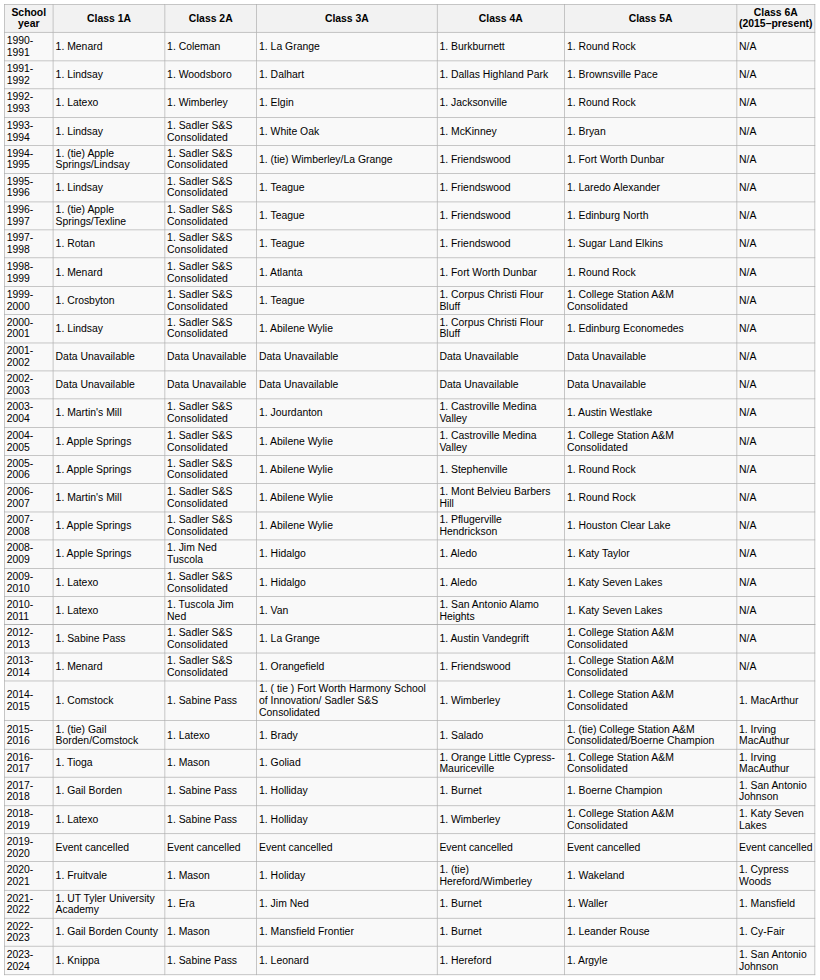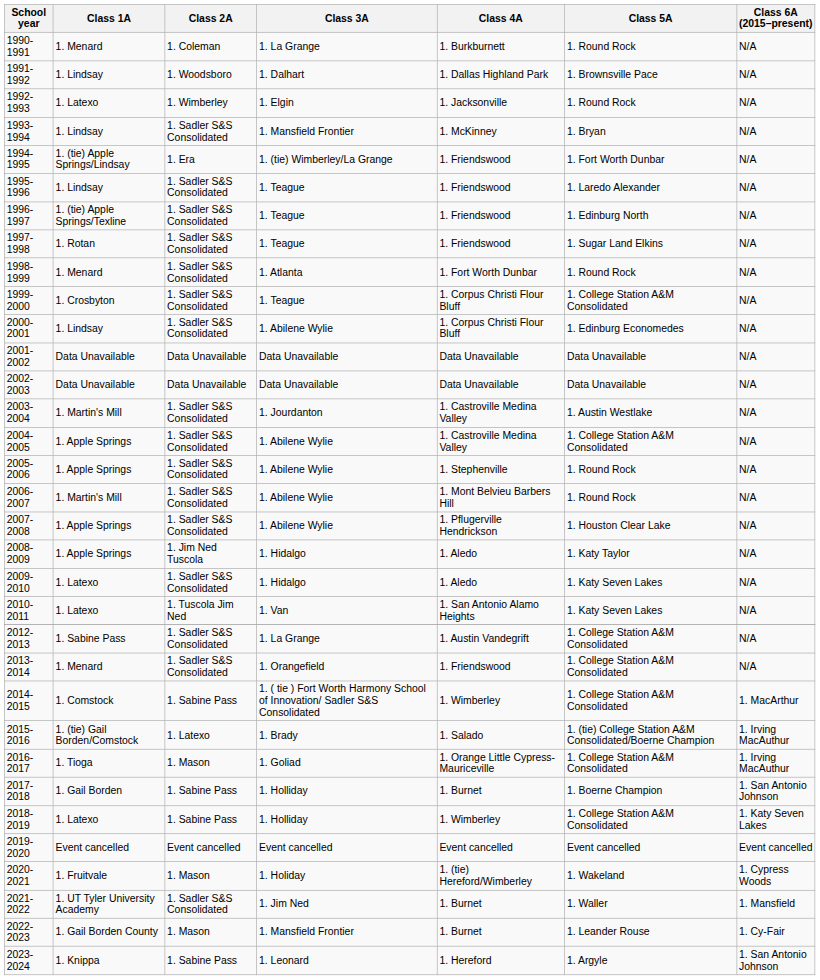(289, 131) 1. White Oak -> (306, 131) 1. Mansfield Frontier
(200, 159) 1. Sadler S&S Consolidated -> (181, 159) 1. Era
(181, 904) 1. Era -> (200, 904) 1. Sadler S&S Consolidated
